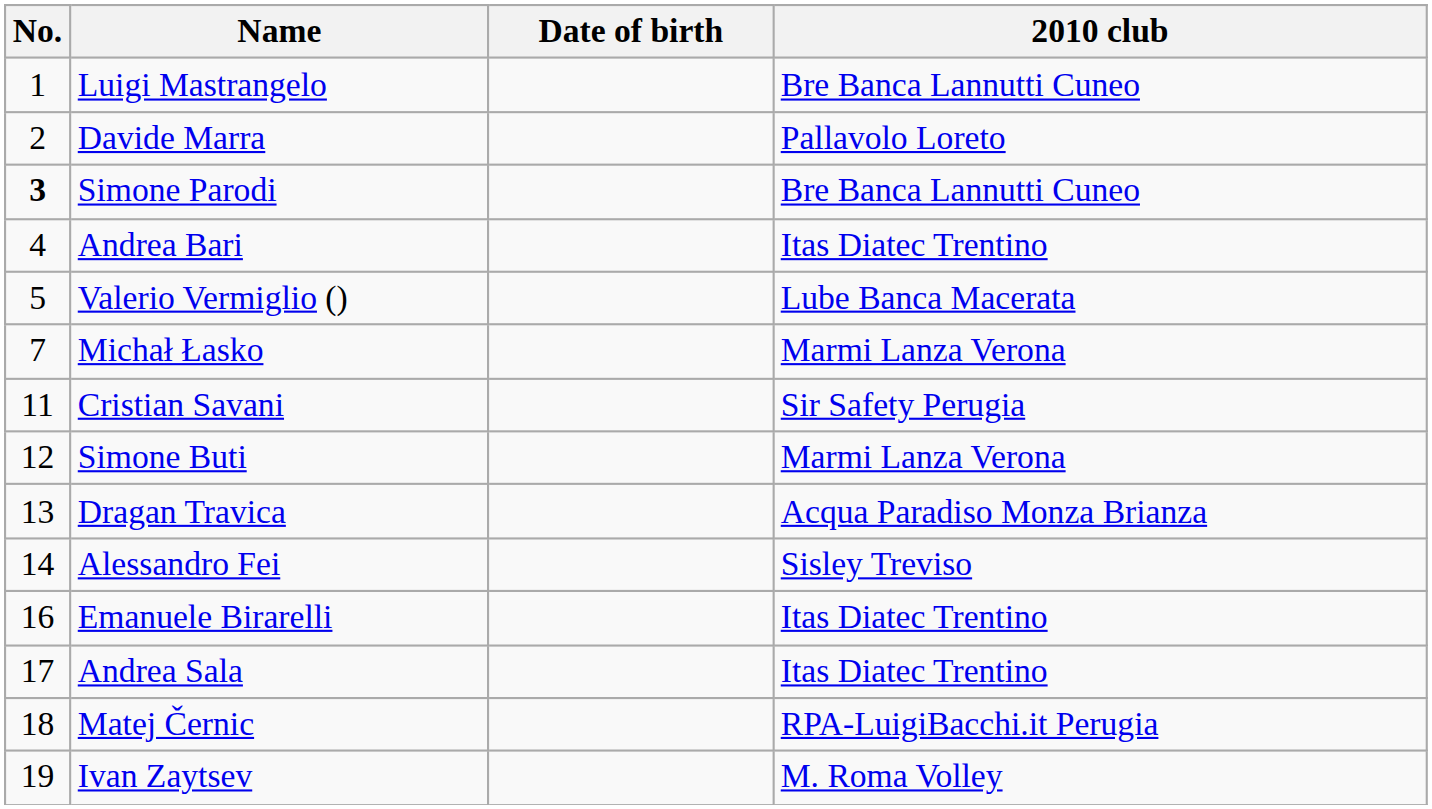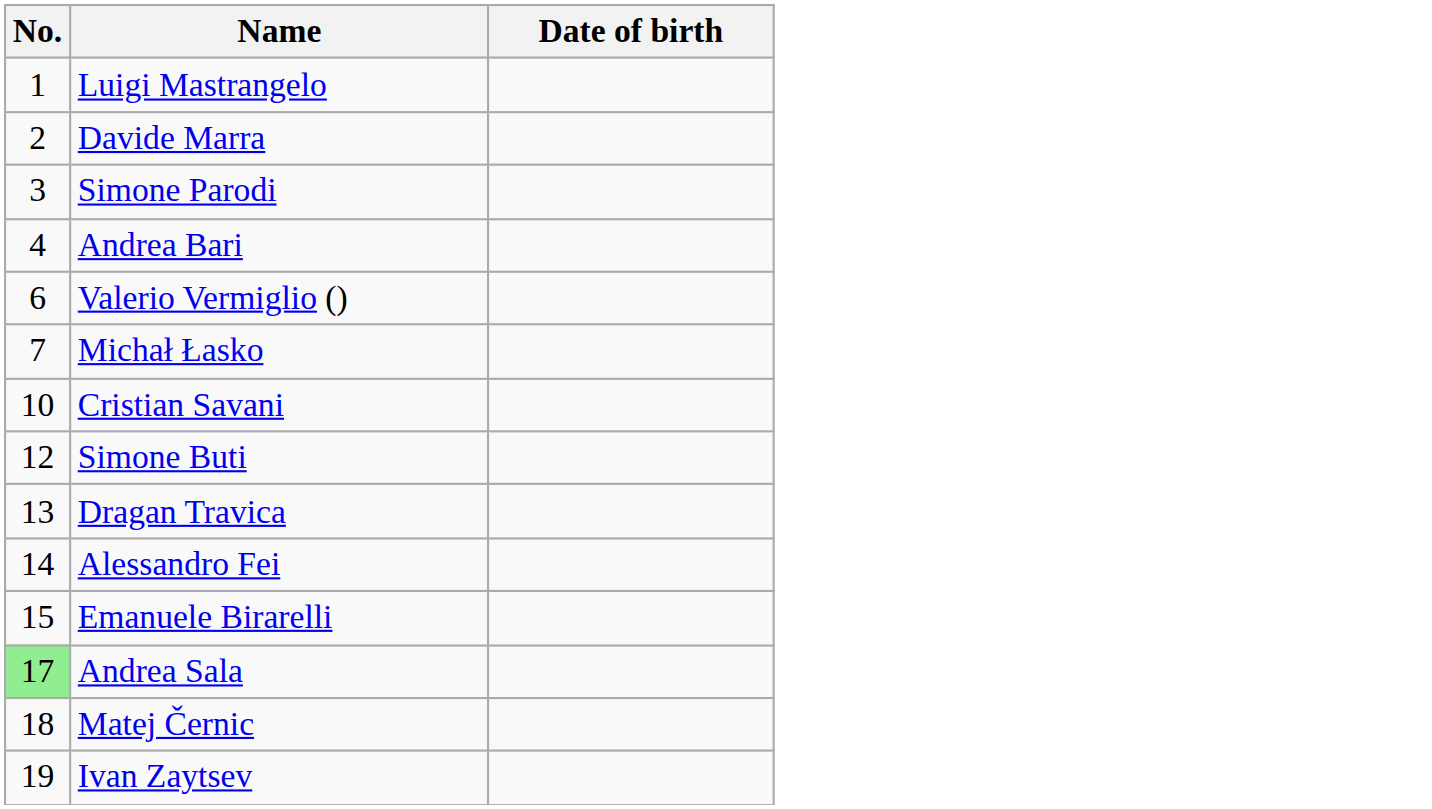- column: (1100, 31)
(38, 191) bold -> (38, 191) normal
(38, 297) 5 -> (38, 297) 6
(38, 404) 11 -> (38, 404) 10
(38, 617) 16 -> (38, 617) 15
(38, 670) no background -> (38, 670) lightgreen background
